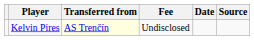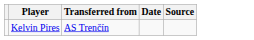- column: (166, 12)
(86, 27) lightyellow background -> (86, 27) no background
